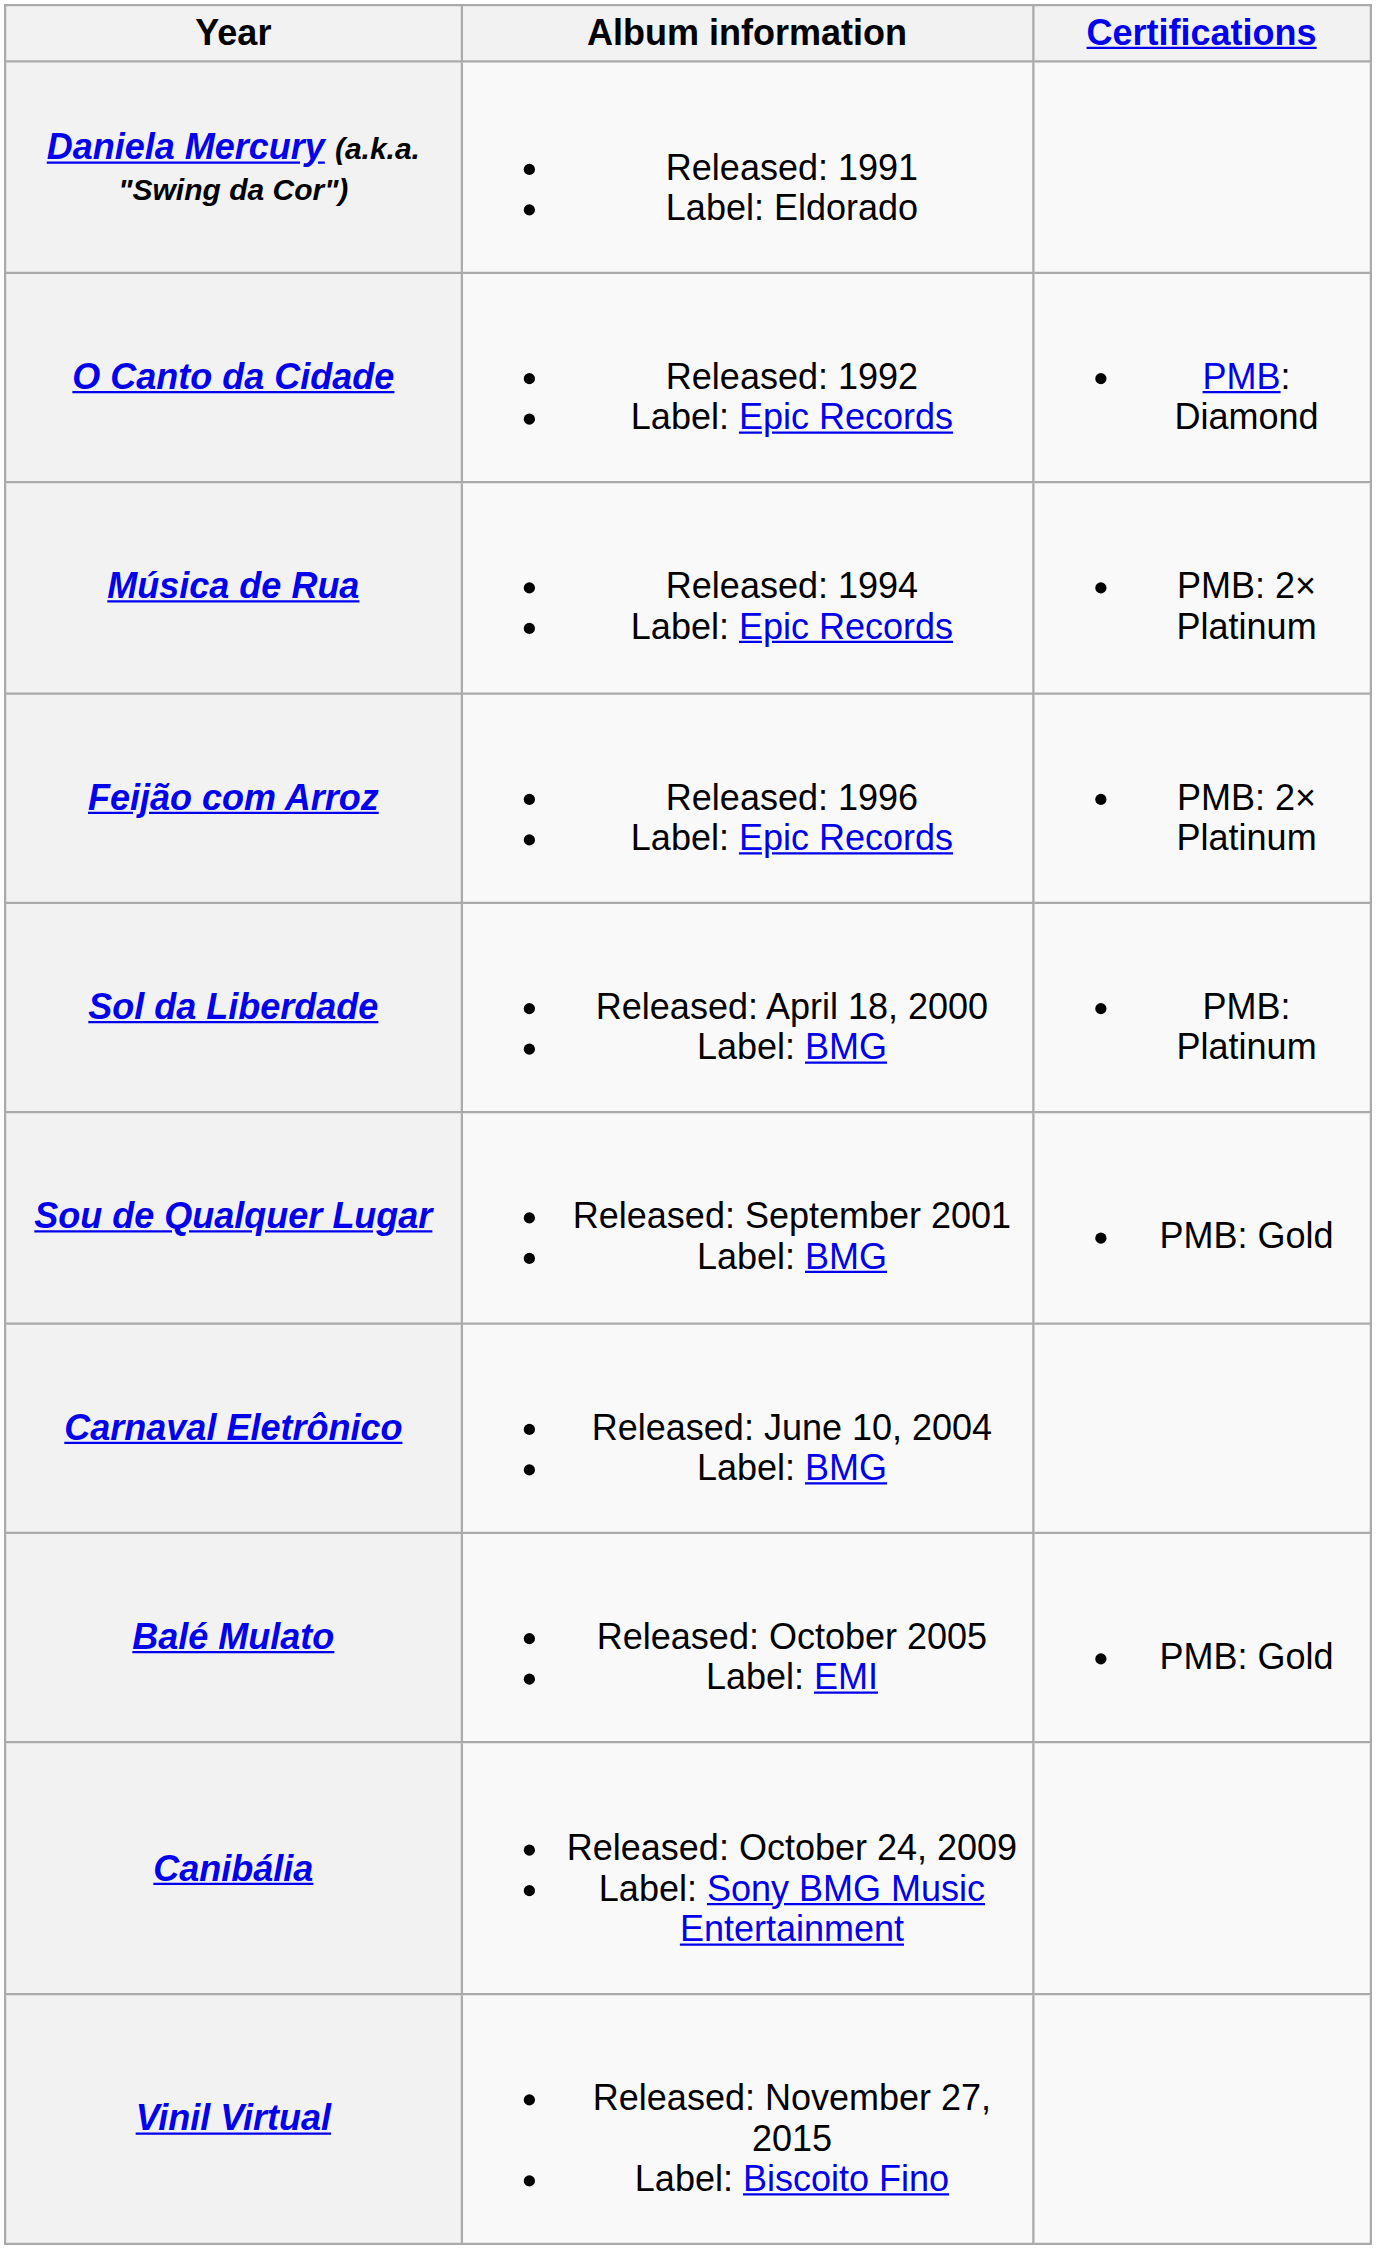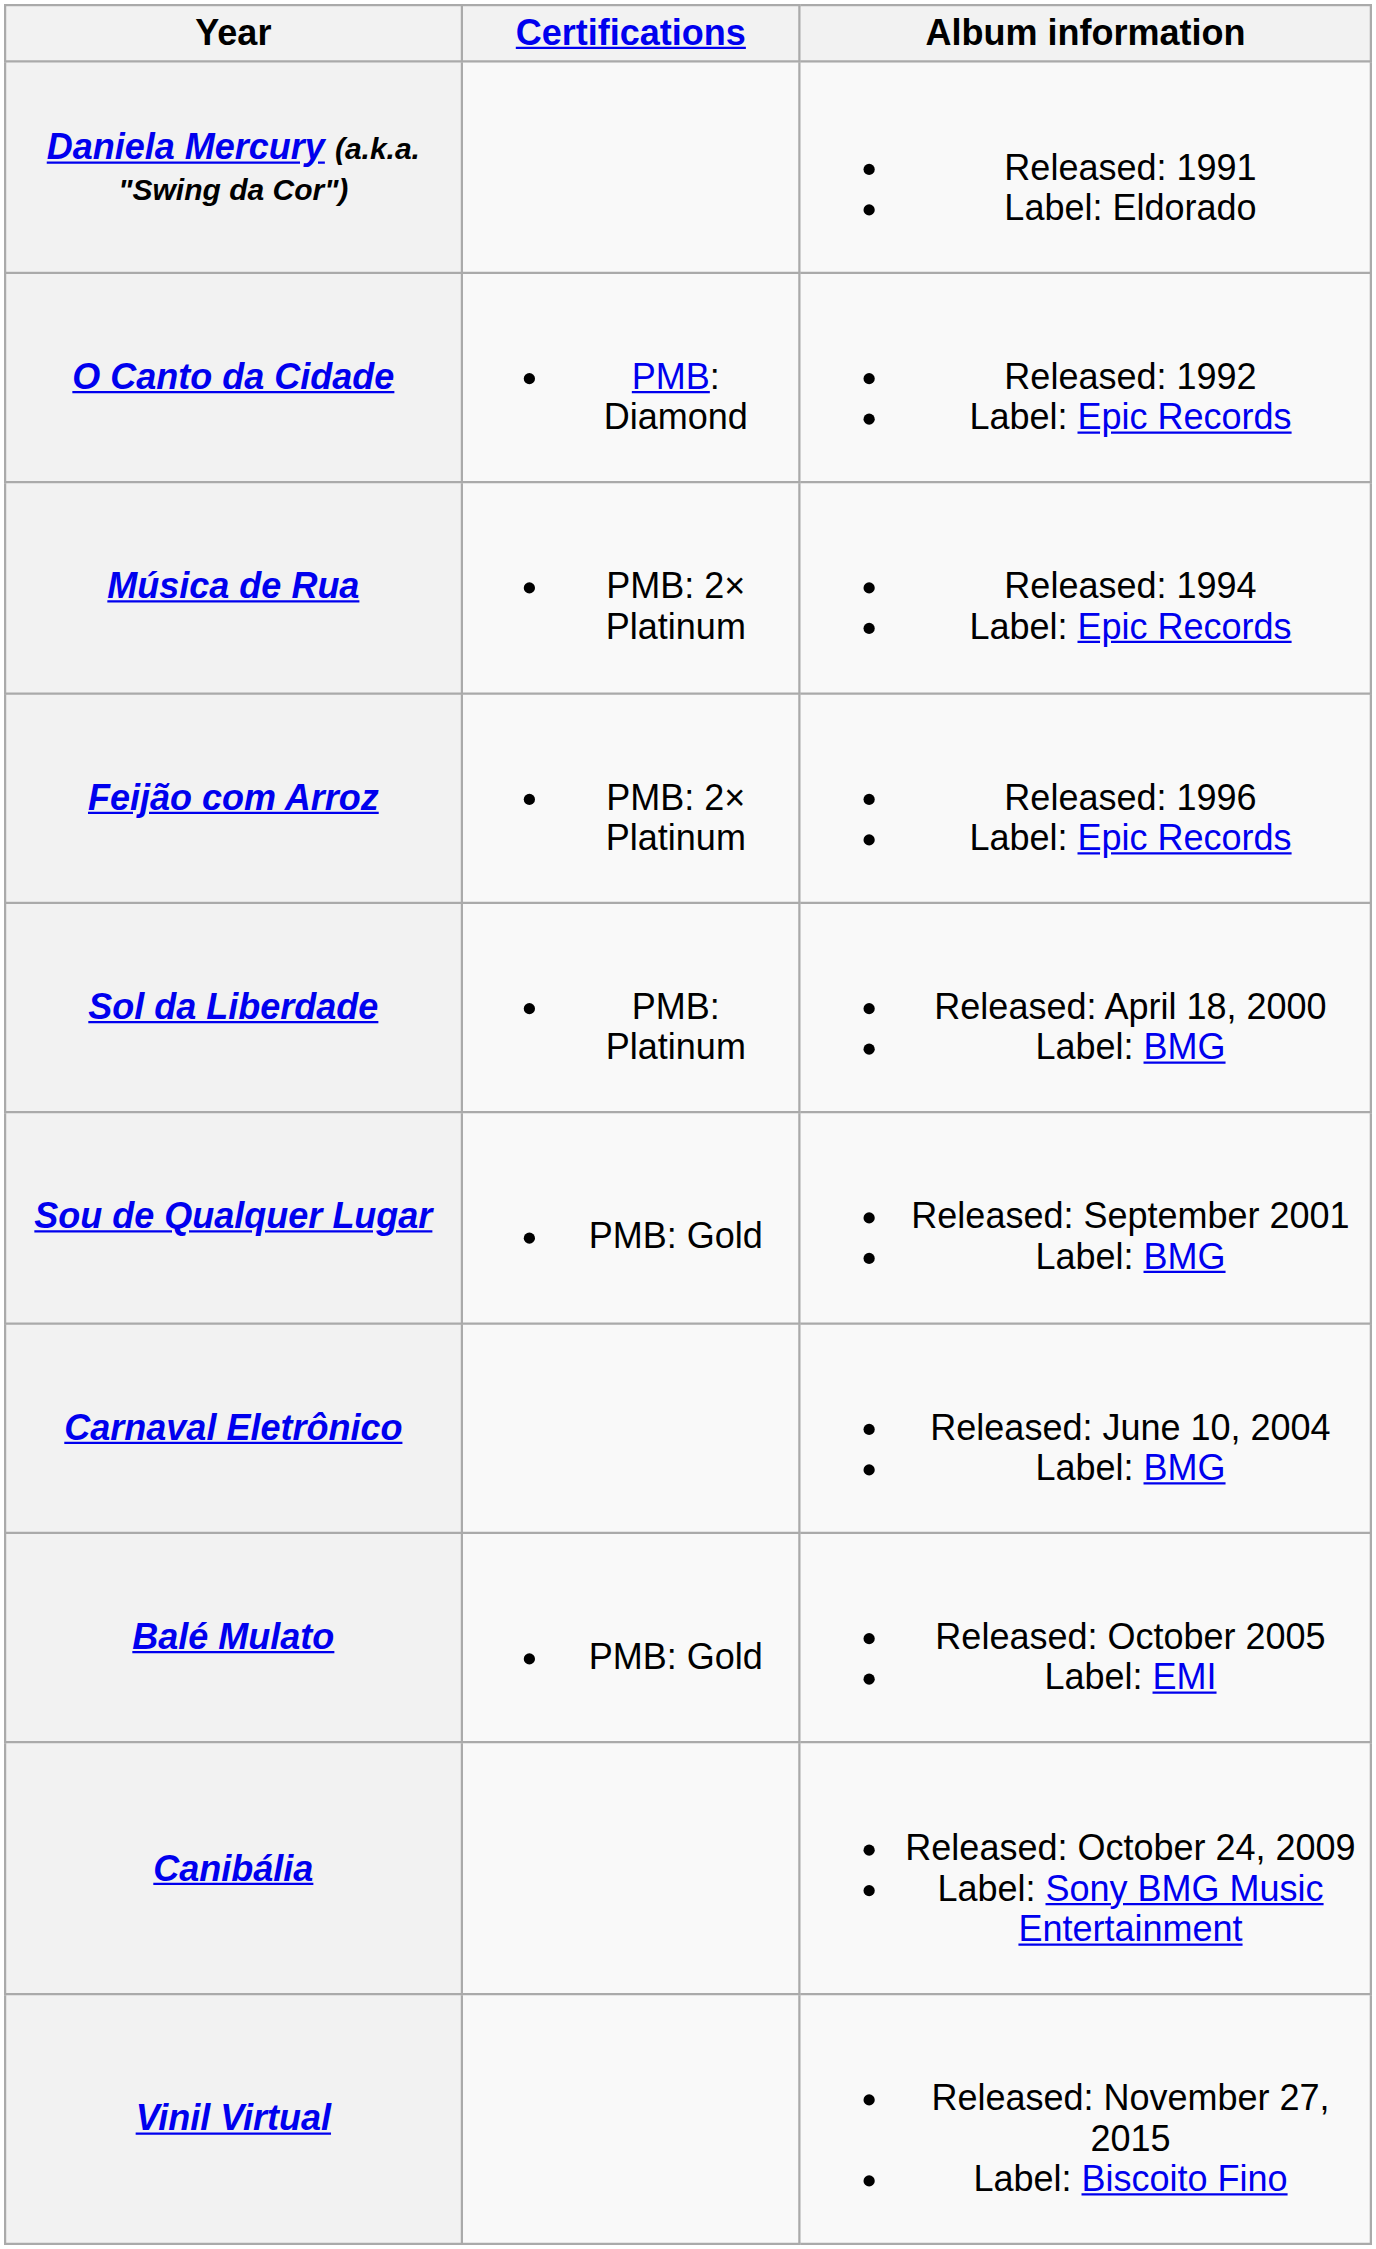columns swapped: (747, 33) <-> (1202, 33)
